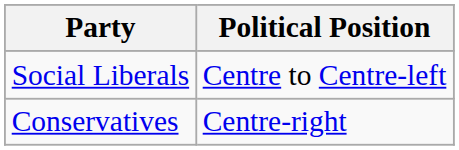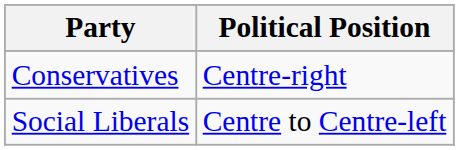rows swapped: (100, 74) <-> (95, 121)
